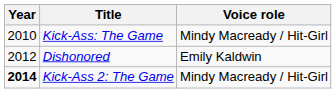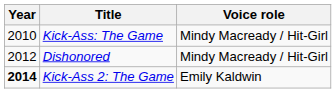(221, 56) Emily Kaldwin -> (254, 56) Mindy Macready / Hit-Girl
(254, 77) Mindy Macready / Hit-Girl -> (221, 77) Emily Kaldwin
